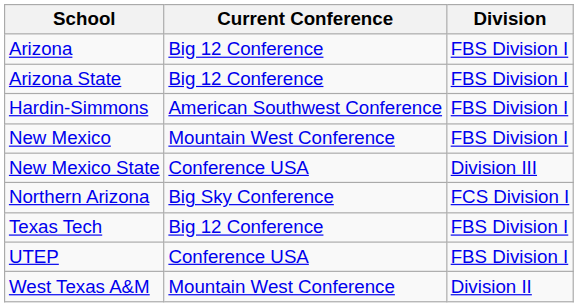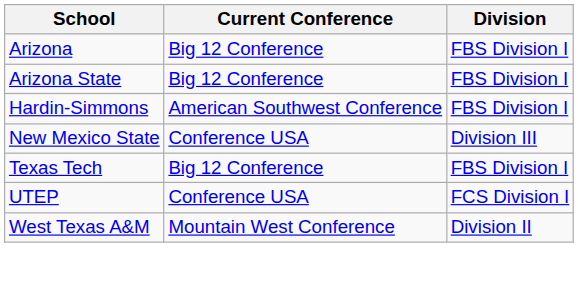- row: (60, 138)
- row: (79, 197)
(509, 256) FBS Division I -> (510, 197) FCS Division I
